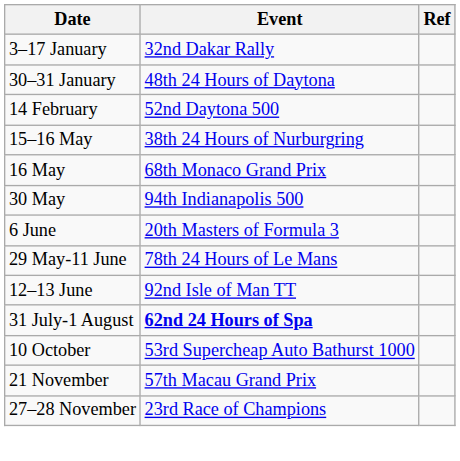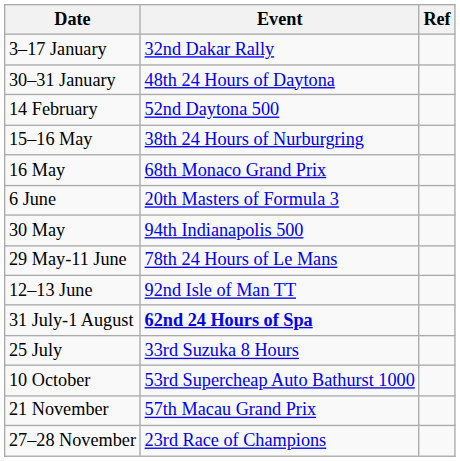rows swapped: (37, 199) <-> (33, 229)
+ row: (36, 349)
